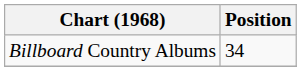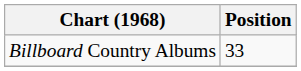(235, 50) 34 -> (235, 50) 33
